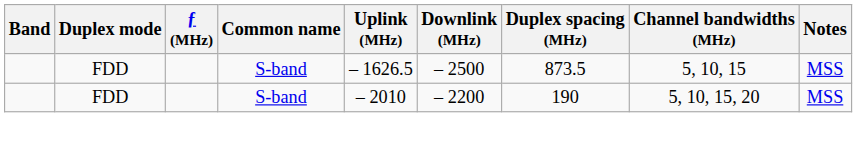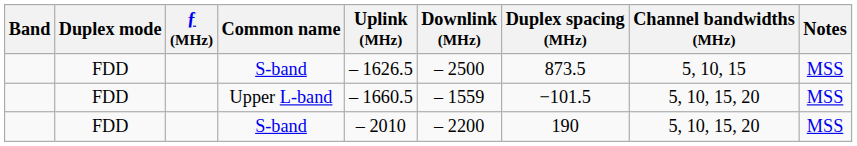+ row: (30, 97)
